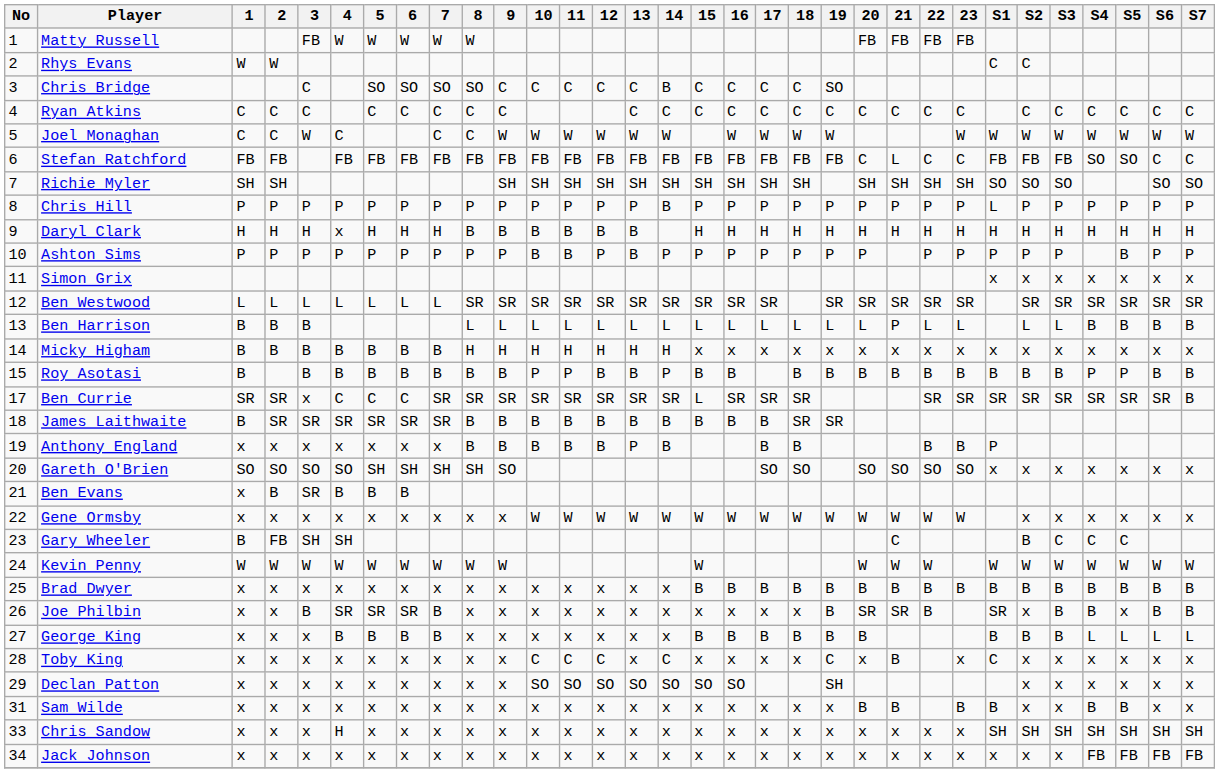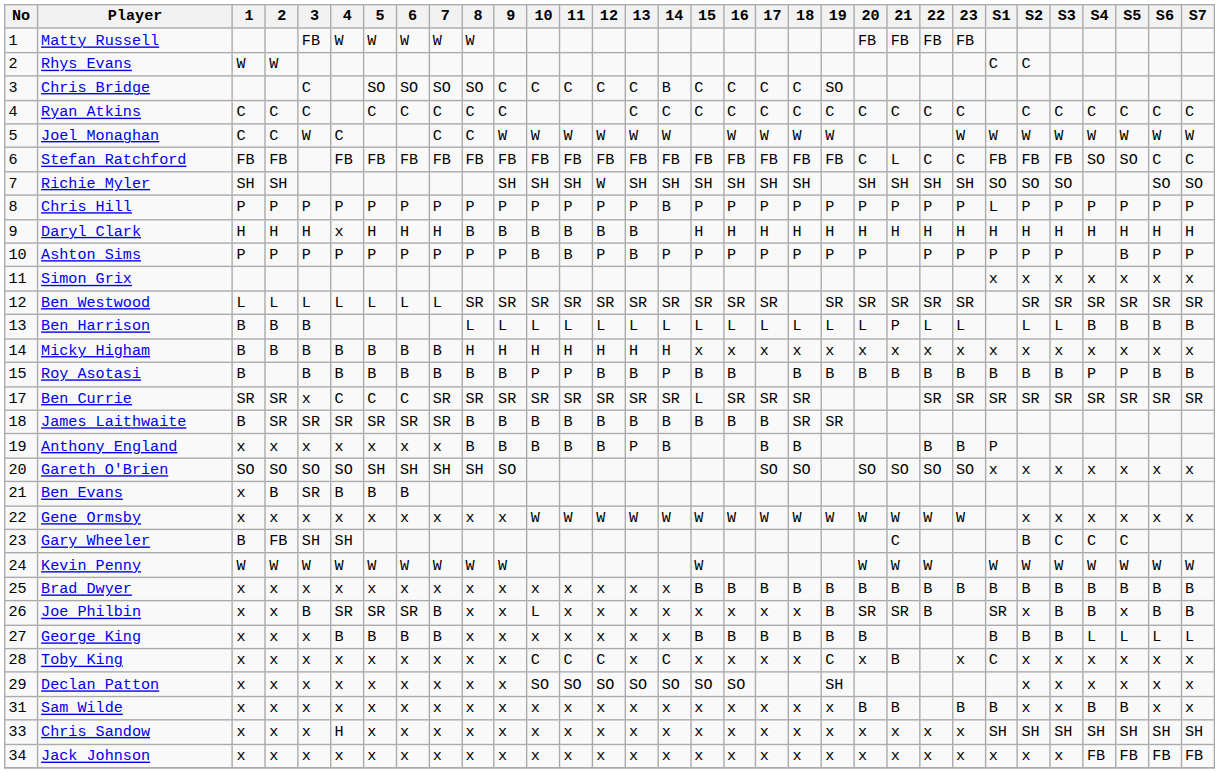(605, 184) SH -> (601, 184) W
(1190, 398) B -> (1194, 398) SR
(535, 613) x -> (535, 613) L
